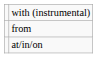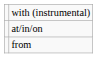rows swapped: (21, 28) <-> (27, 45)
